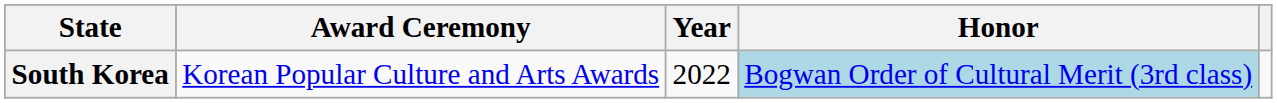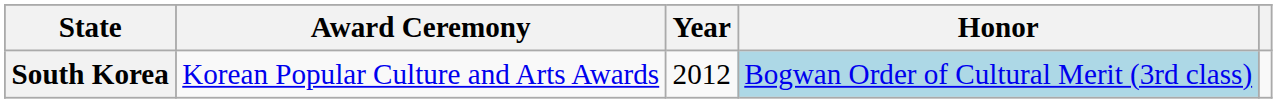(702, 73) 2022 -> (702, 73) 2012
